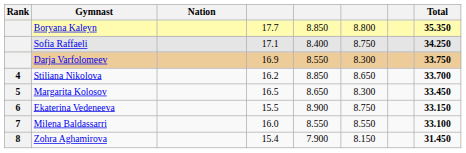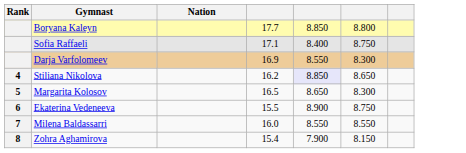- column: (437, 12)
(317, 75) no background -> (317, 75) lavender background
